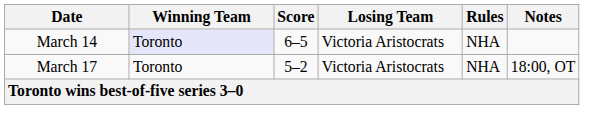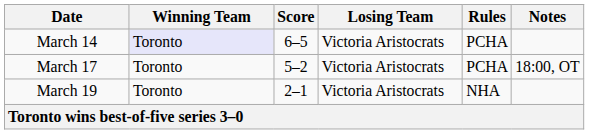(483, 41) NHA -> (487, 41) PCHA
(483, 66) NHA -> (487, 66) PCHA
+ row: (67, 91)
